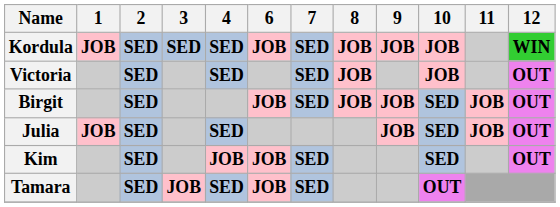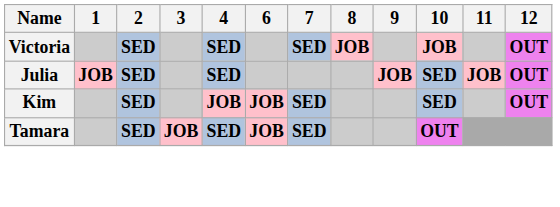- row: (41, 46)
- row: (41, 103)
